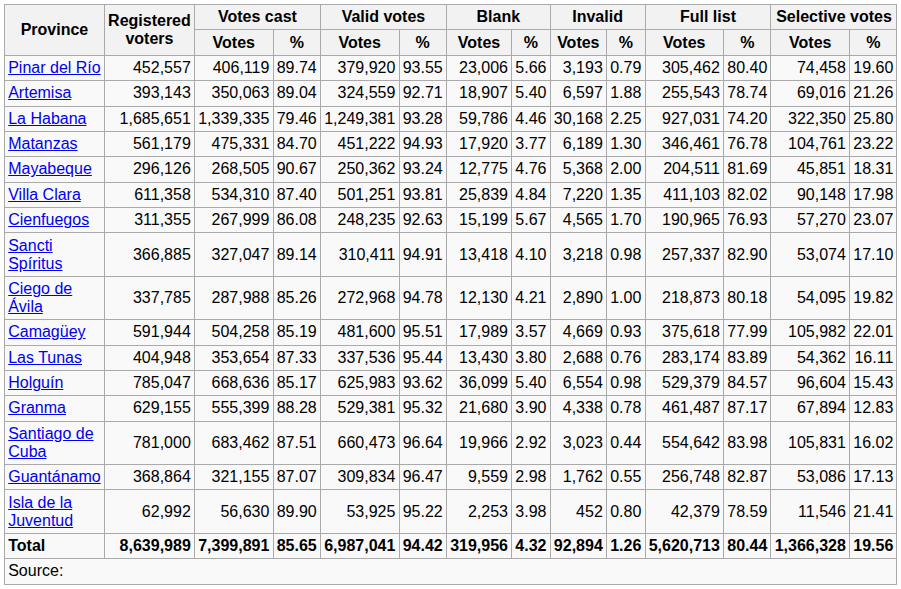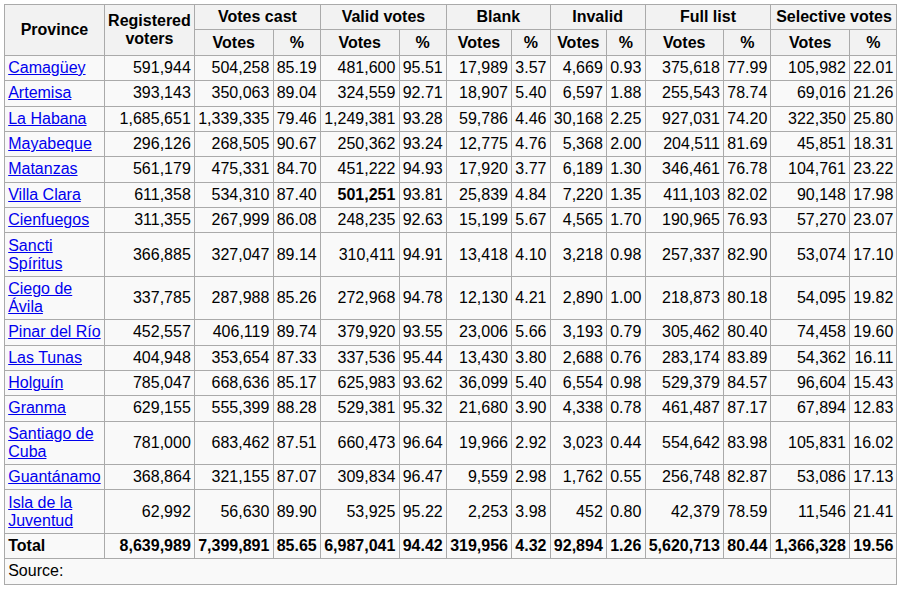rows swapped: (54, 67) <-> (47, 332)
rows swapped: (50, 169) <-> (43, 144)
(366, 194) normal -> (366, 194) bold
